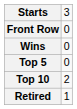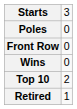+ row: (33, 29)
- row: (33, 63)
